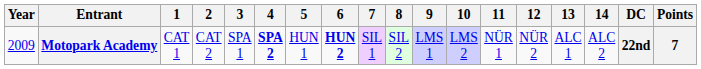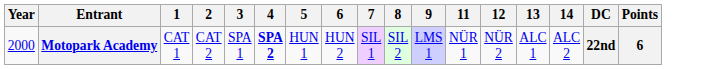- column: (464, 15)
(21, 45) 2009 -> (21, 45) 2000
(340, 45) bold -> (340, 45) normal
(675, 45) 7 -> (640, 45) 6
